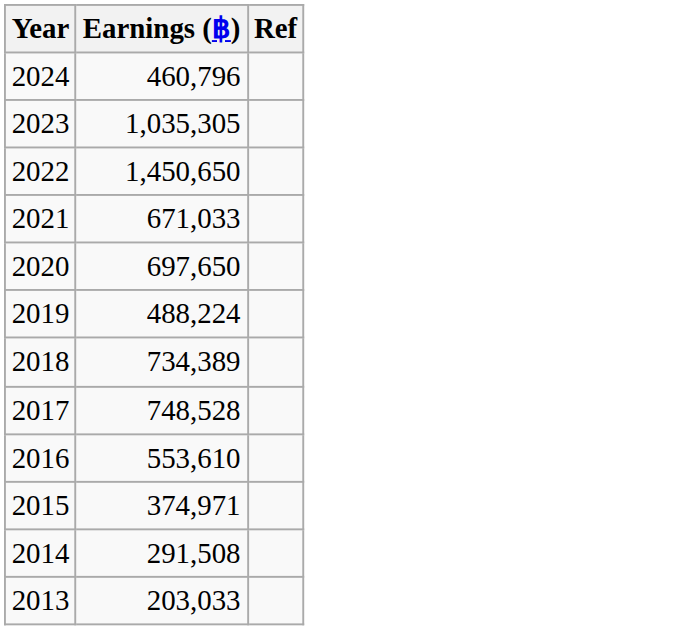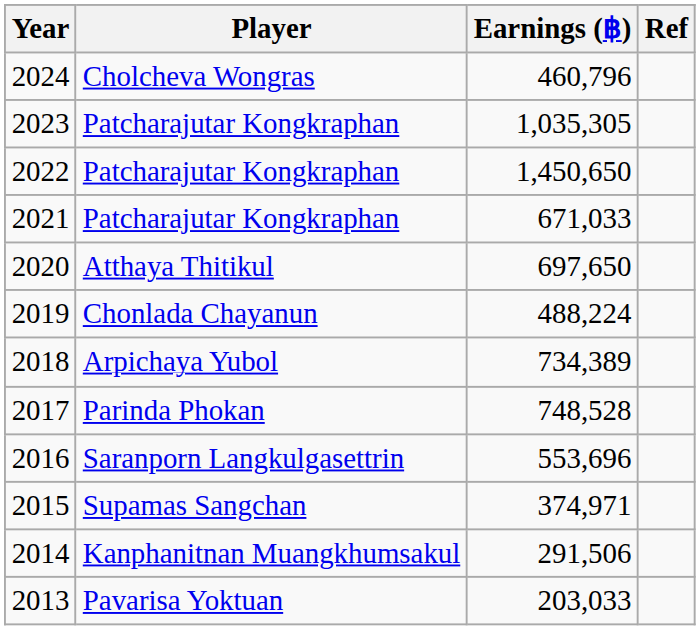+ column: (272, 28)
(194, 457) 553,610 -> (584, 457) 553,696
(194, 552) 291,508 -> (584, 552) 291,506
